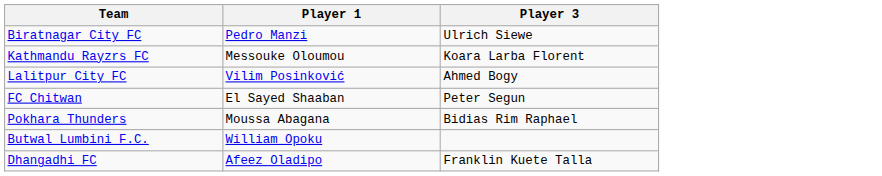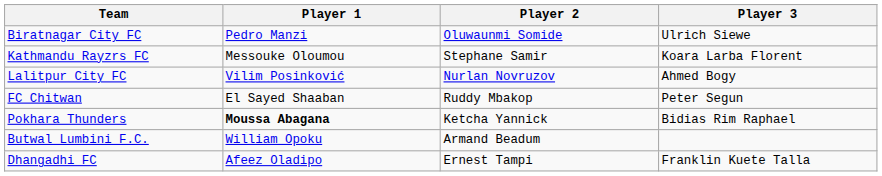+ column: (550, 15)
(278, 119) normal -> (278, 119) bold
